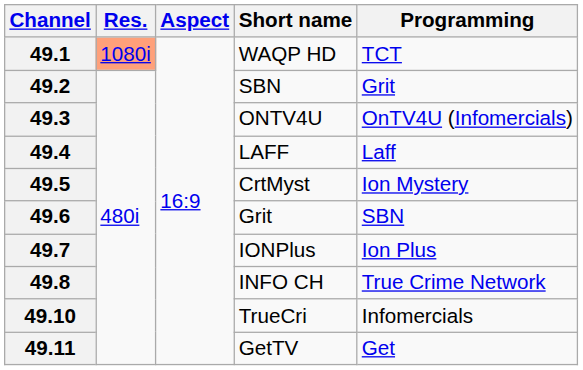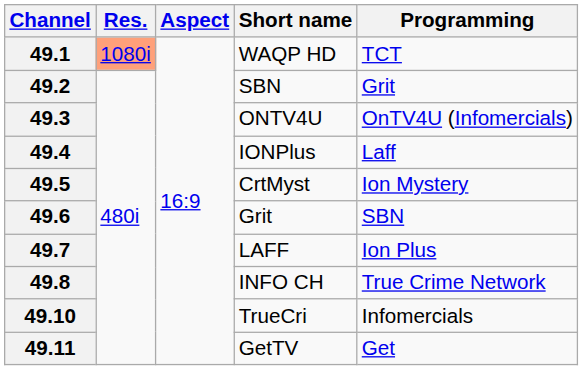(264, 151) LAFF -> (277, 151) IONPlus
(277, 250) IONPlus -> (264, 250) LAFF
